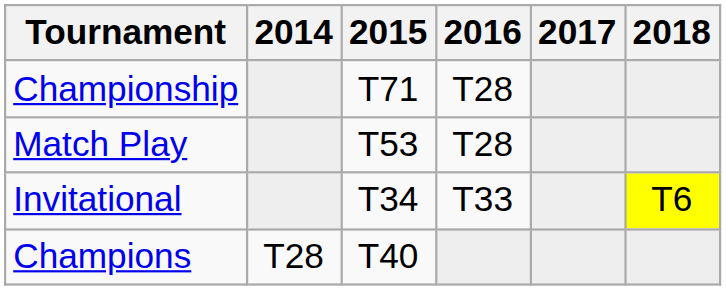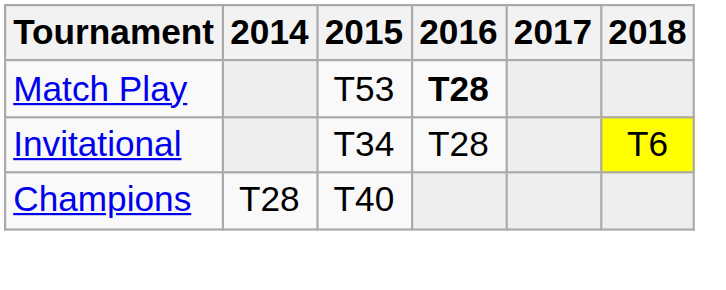- row: (126, 88)
(483, 144) normal -> (458, 88) bold
(483, 199) T33 -> (458, 144) T28
